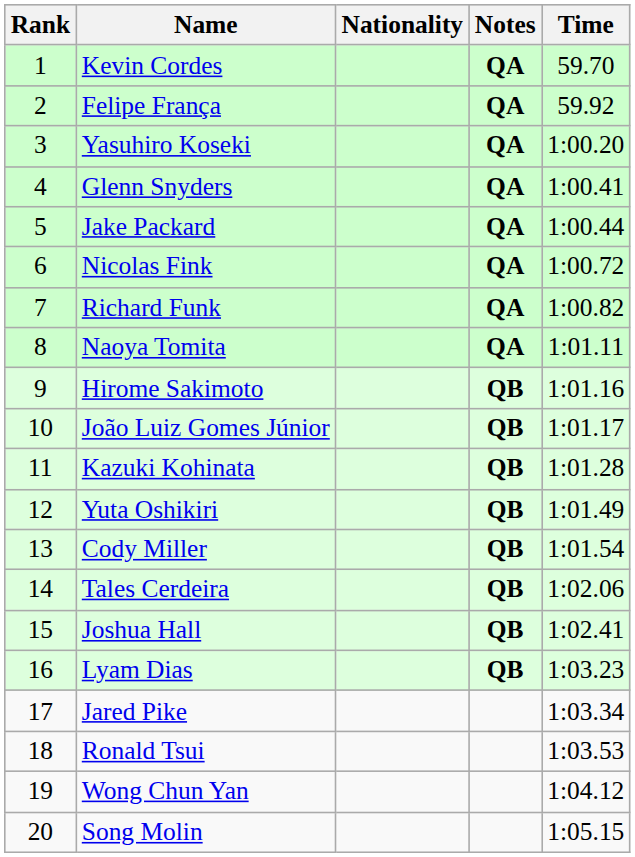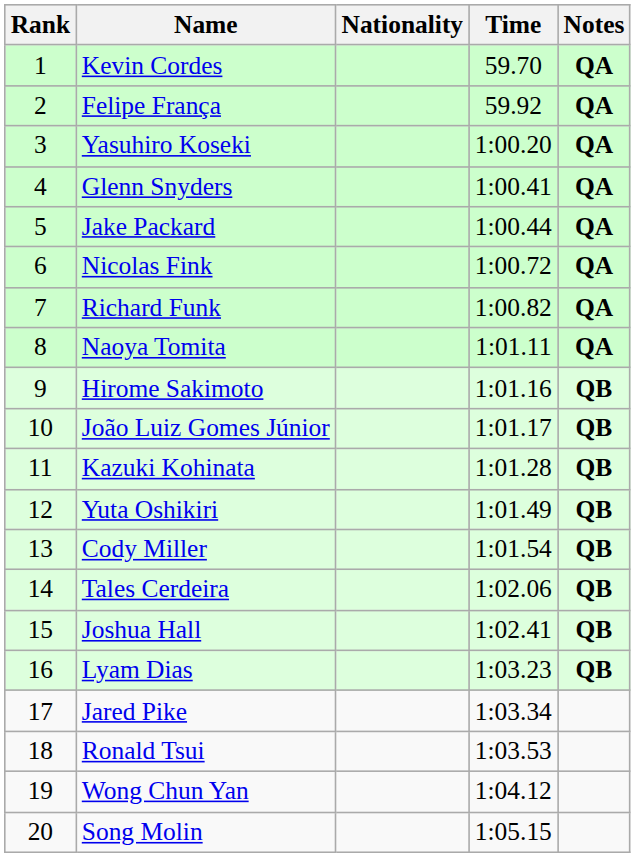columns swapped: (586, 24) <-> (505, 24)
